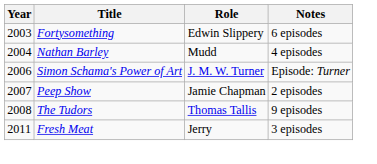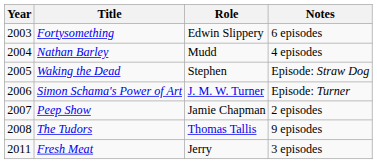+ row: (79, 71)
